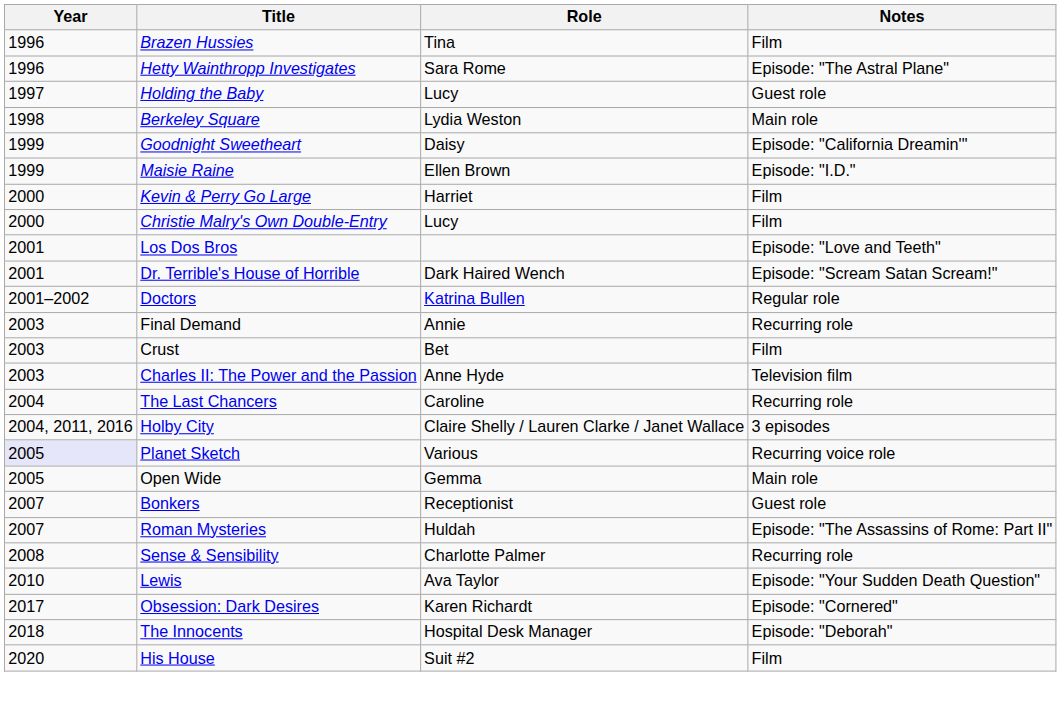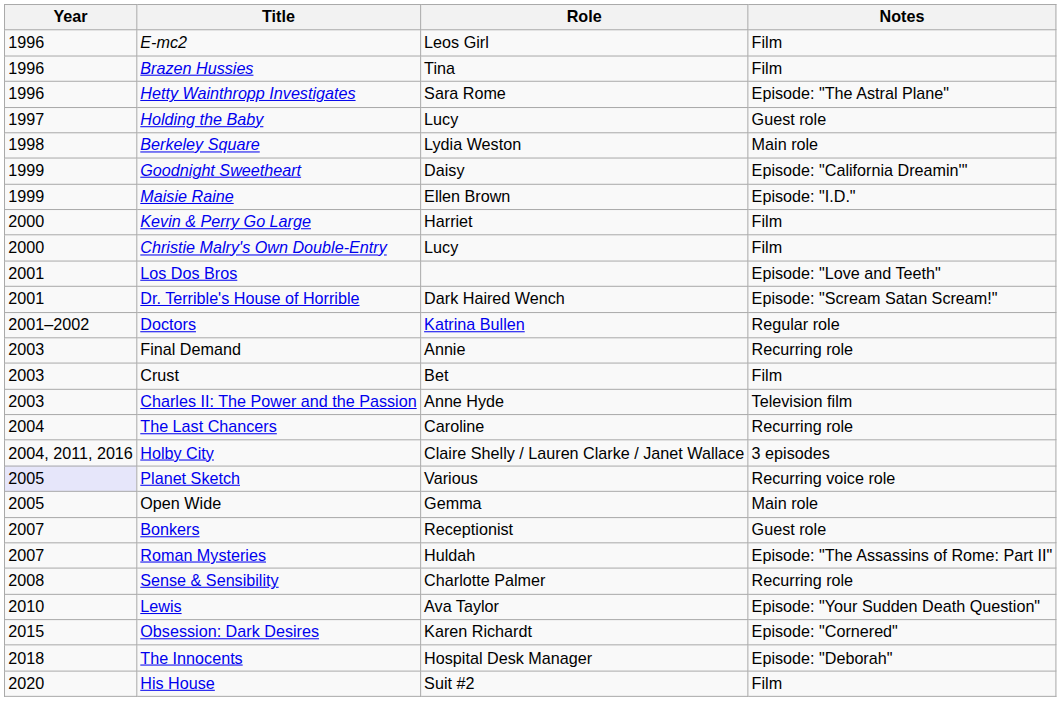+ row: (164, 42)
(26, 606) 2017 -> (26, 632) 2015
